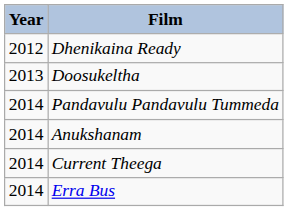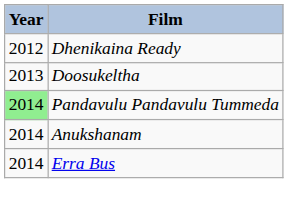(26, 105) no background -> (26, 105) lightgreen background
- row: (107, 162)
